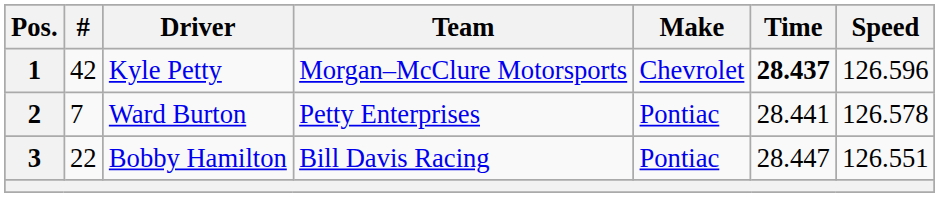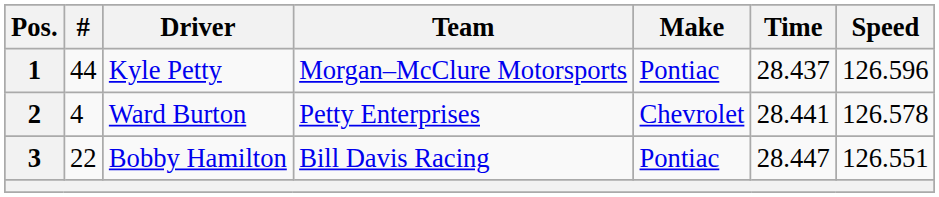(83, 70) 42 -> (83, 70) 44
(692, 70) Chevrolet -> (679, 70) Pontiac
(793, 70) bold -> (793, 70) normal
(77, 114) 7 -> (77, 114) 4
(679, 114) Pontiac -> (692, 114) Chevrolet
